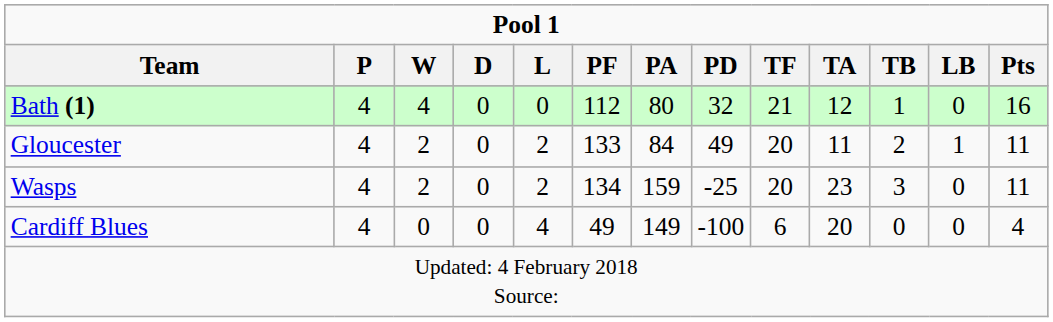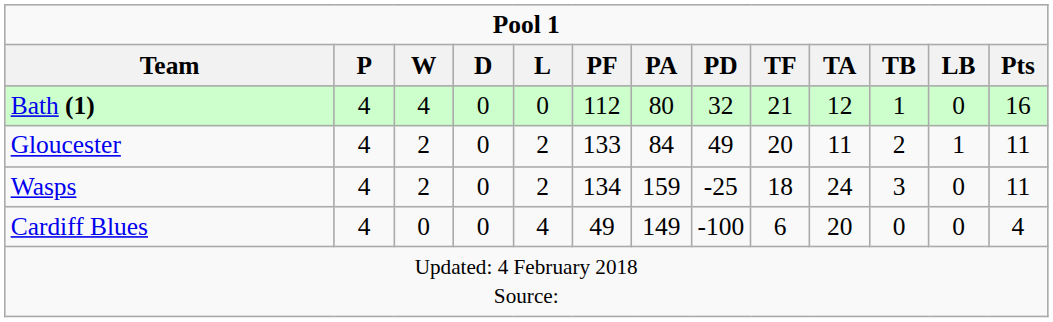(780, 186) 20 -> (780, 186) 18
(840, 186) 23 -> (840, 186) 24
